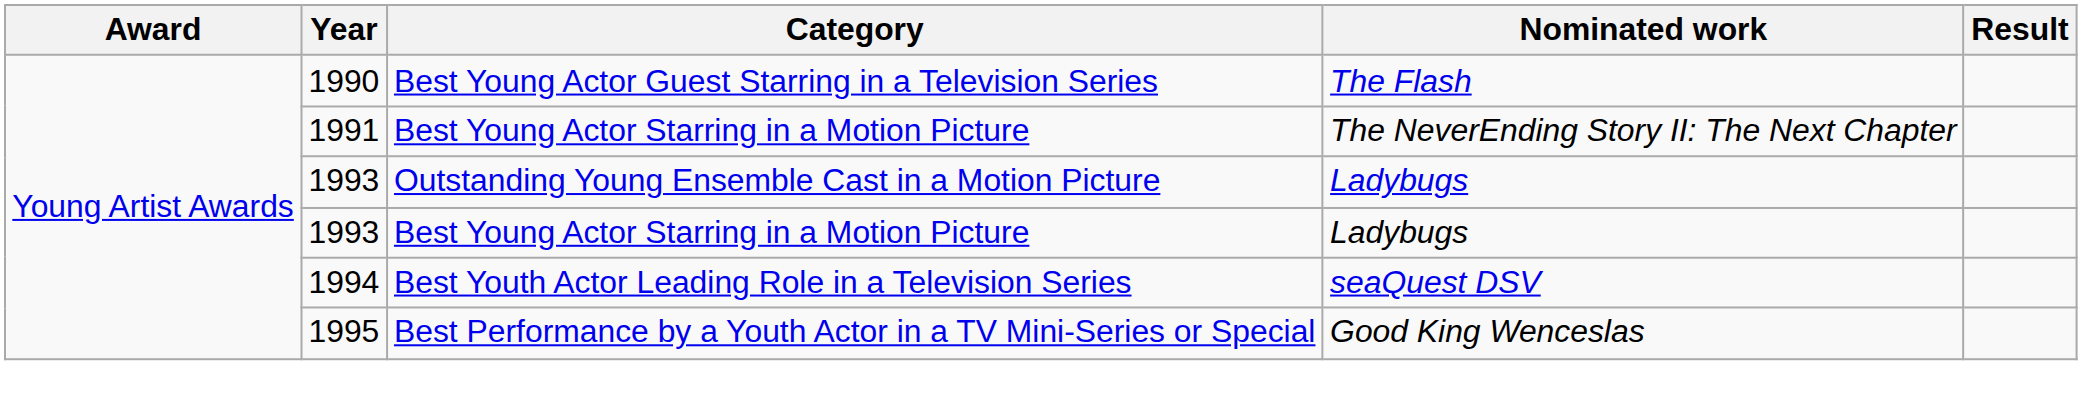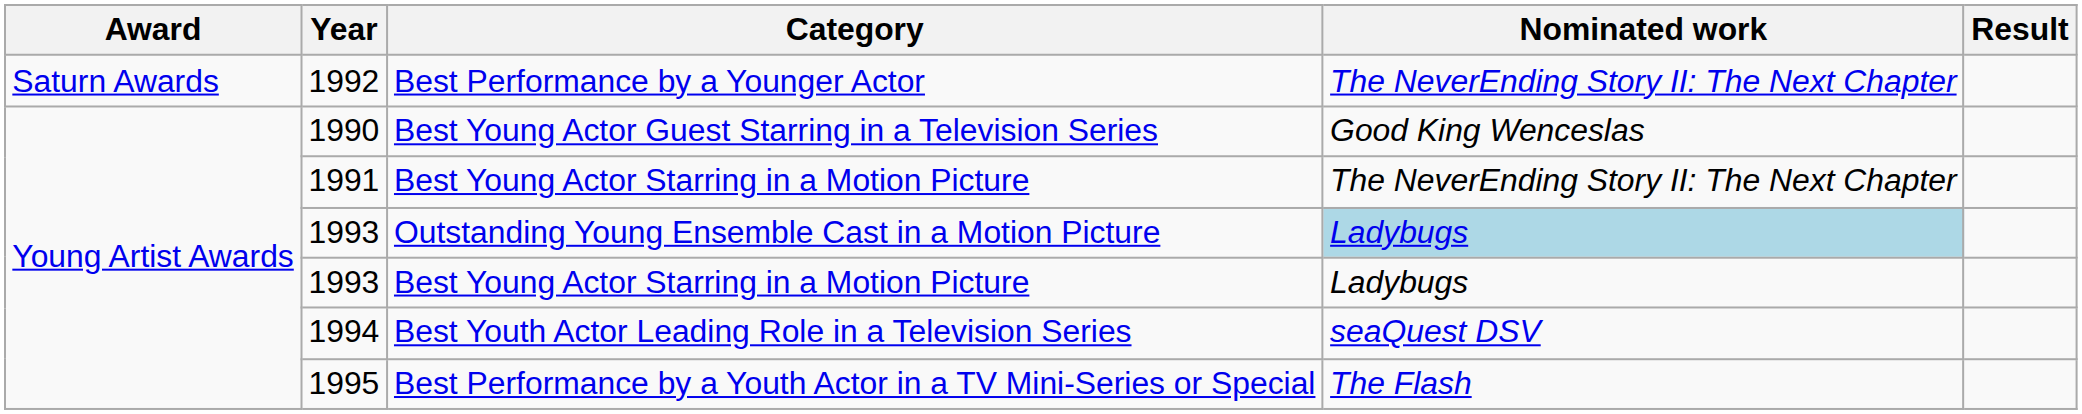+ row: (344, 80)
(1401, 80) The Flash -> (1487, 130) Good King Wenceslas
(1399, 181) no background -> (1399, 231) lightblue background
(1487, 332) Good King Wenceslas -> (1401, 383) The Flash
